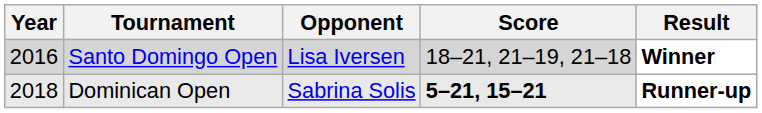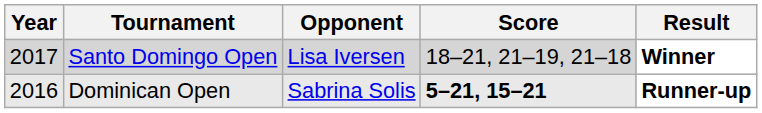(34, 57) 2016 -> (34, 57) 2017
(34, 91) 2018 -> (34, 91) 2016
